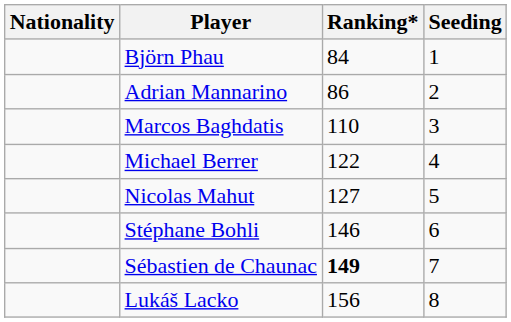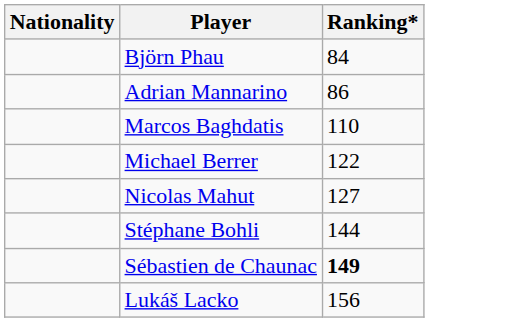- column: (465, 21)
(343, 230) 146 -> (343, 230) 144
